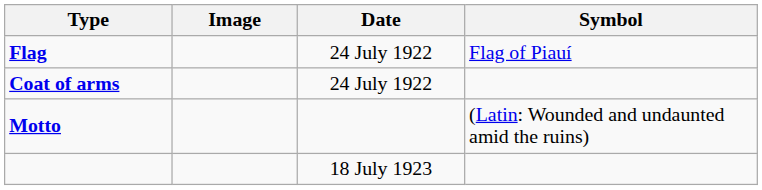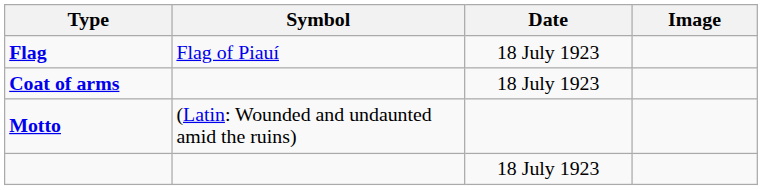columns swapped: (611, 20) <-> (235, 20)
(381, 51) 24 July 1922 -> (548, 51) 18 July 1923
(381, 83) 24 July 1922 -> (548, 83) 18 July 1923
